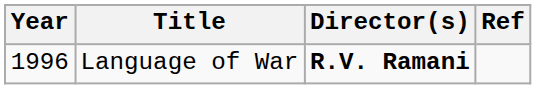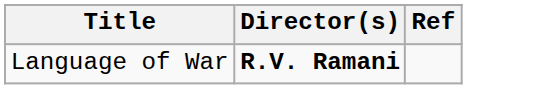- column: (40, 25)
